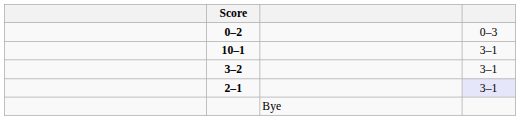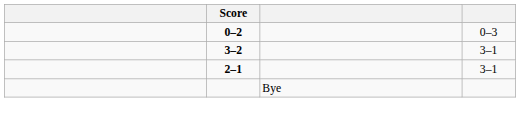- row: (233, 50)
(489, 87) lavender background -> (489, 69) no background
